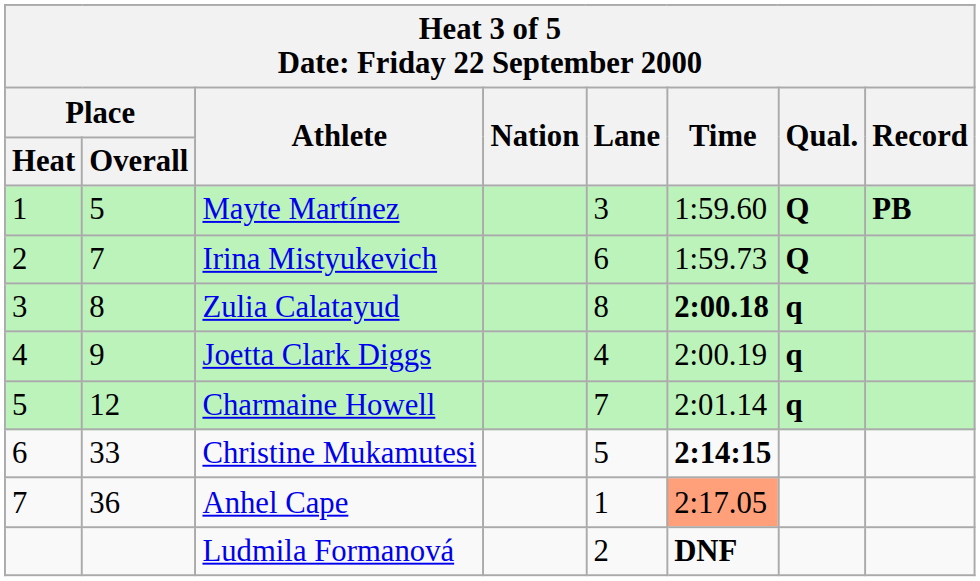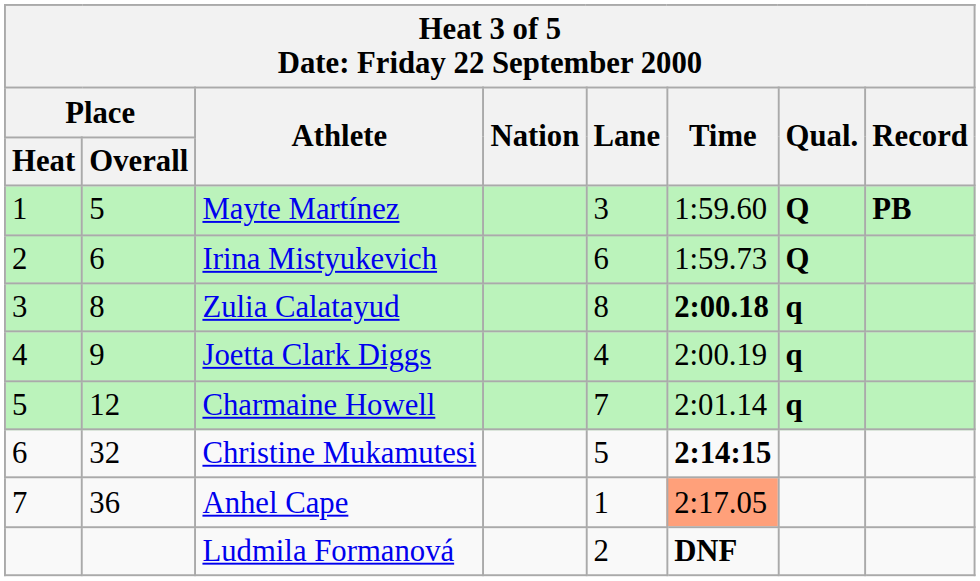(97, 258) 7 -> (97, 258) 6
(105, 453) 33 -> (105, 453) 32
